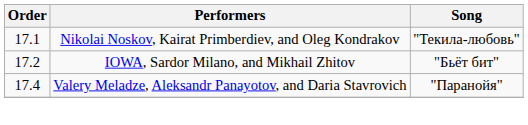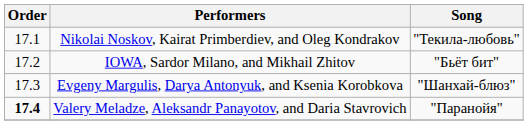+ row: (230, 85)
(27, 85) normal -> (27, 108) bold
